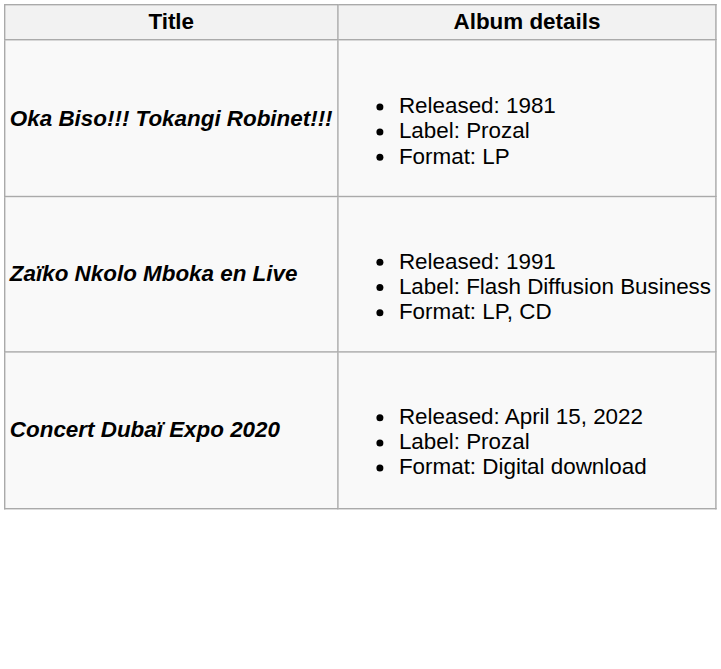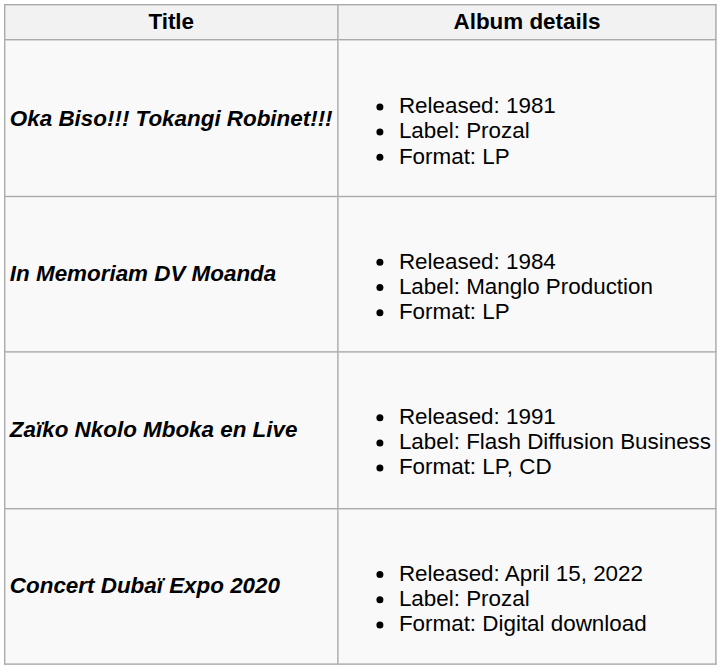+ row: (143, 273)
